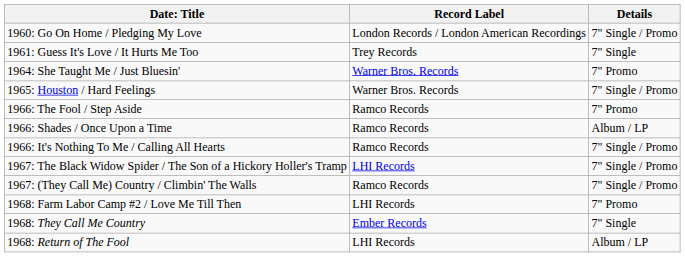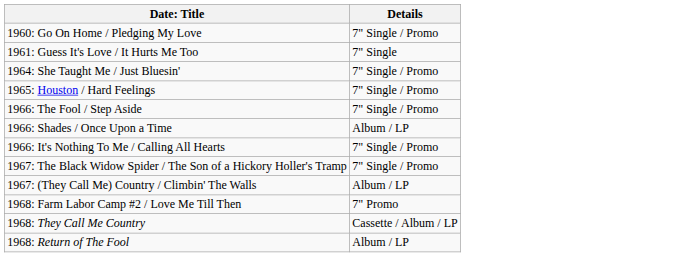- column: (469, 14)
(614, 71) 7" Promo -> (395, 71) 7" Single / Promo
(614, 109) 7" Promo -> (395, 109) 7" Single / Promo
(634, 185) 7" Single / Promo -> (381, 185) Album / LP
(614, 223) 7" Single -> (405, 223) Cassette / Album / LP
